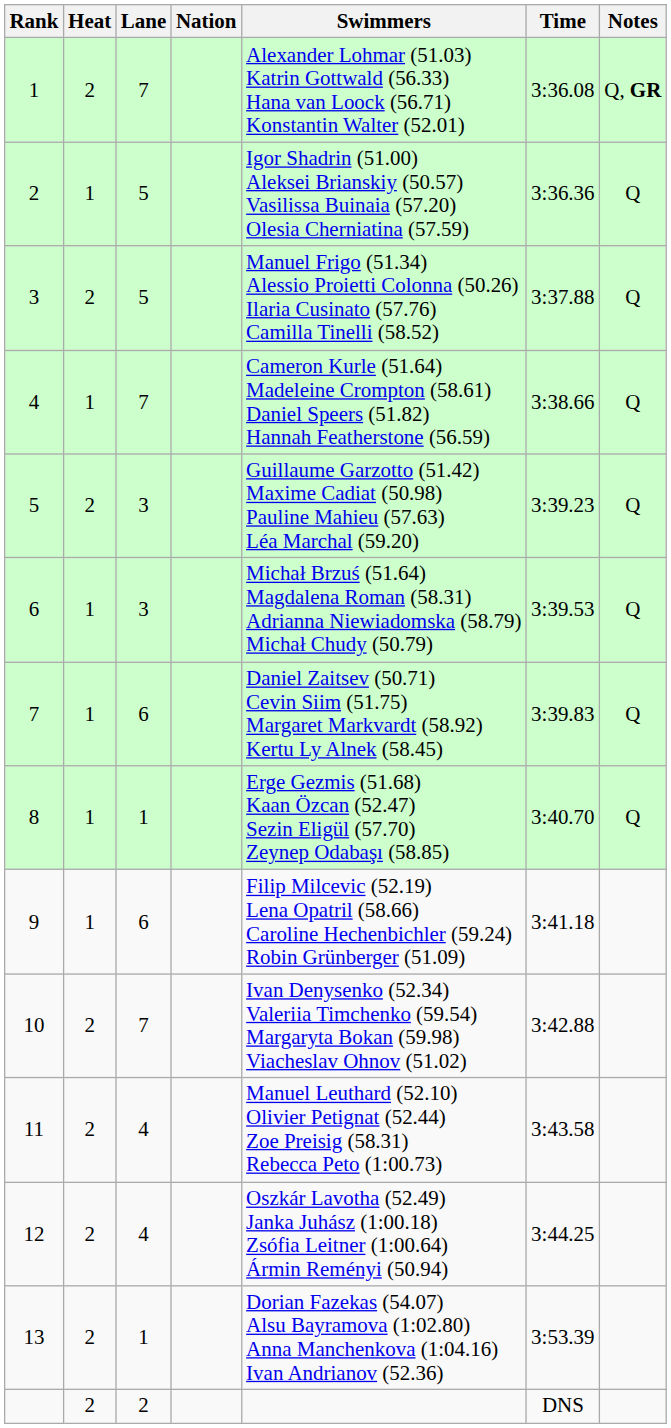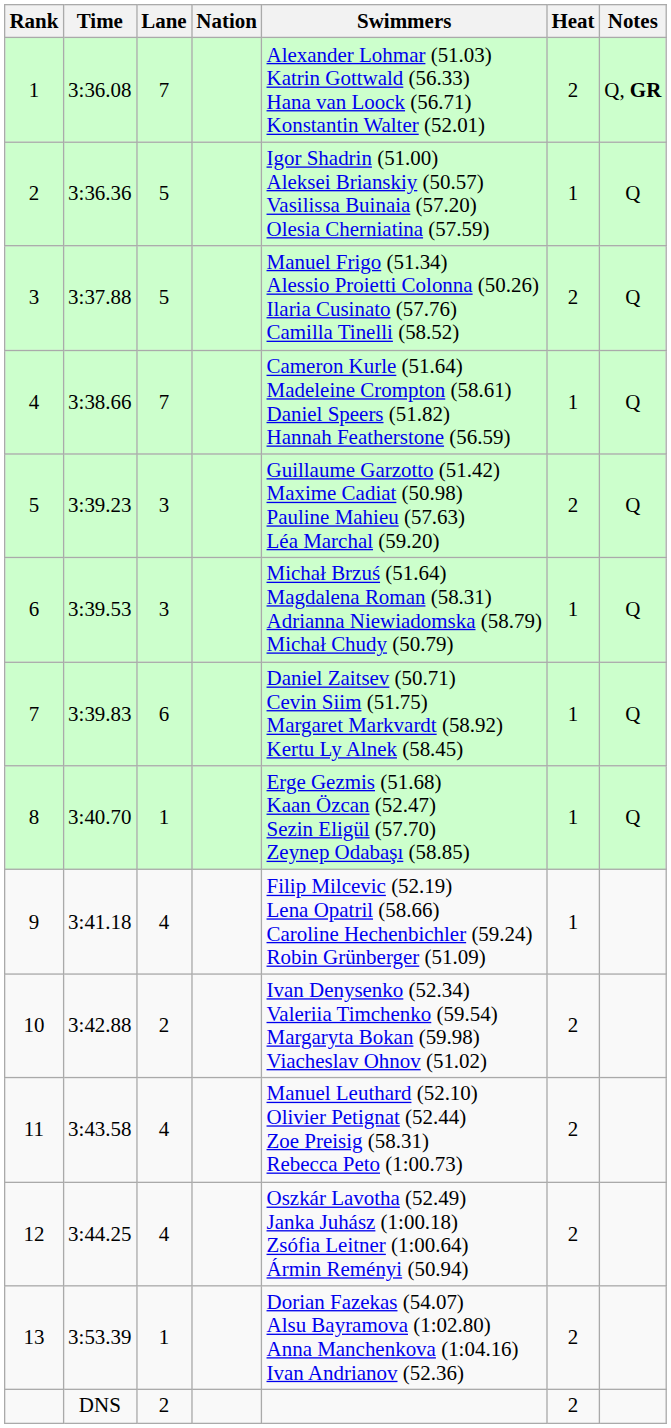columns swapped: (90, 21) <-> (563, 21)
(144, 921) 6 -> (164, 921) 4
(144, 1025) 7 -> (164, 1025) 2
